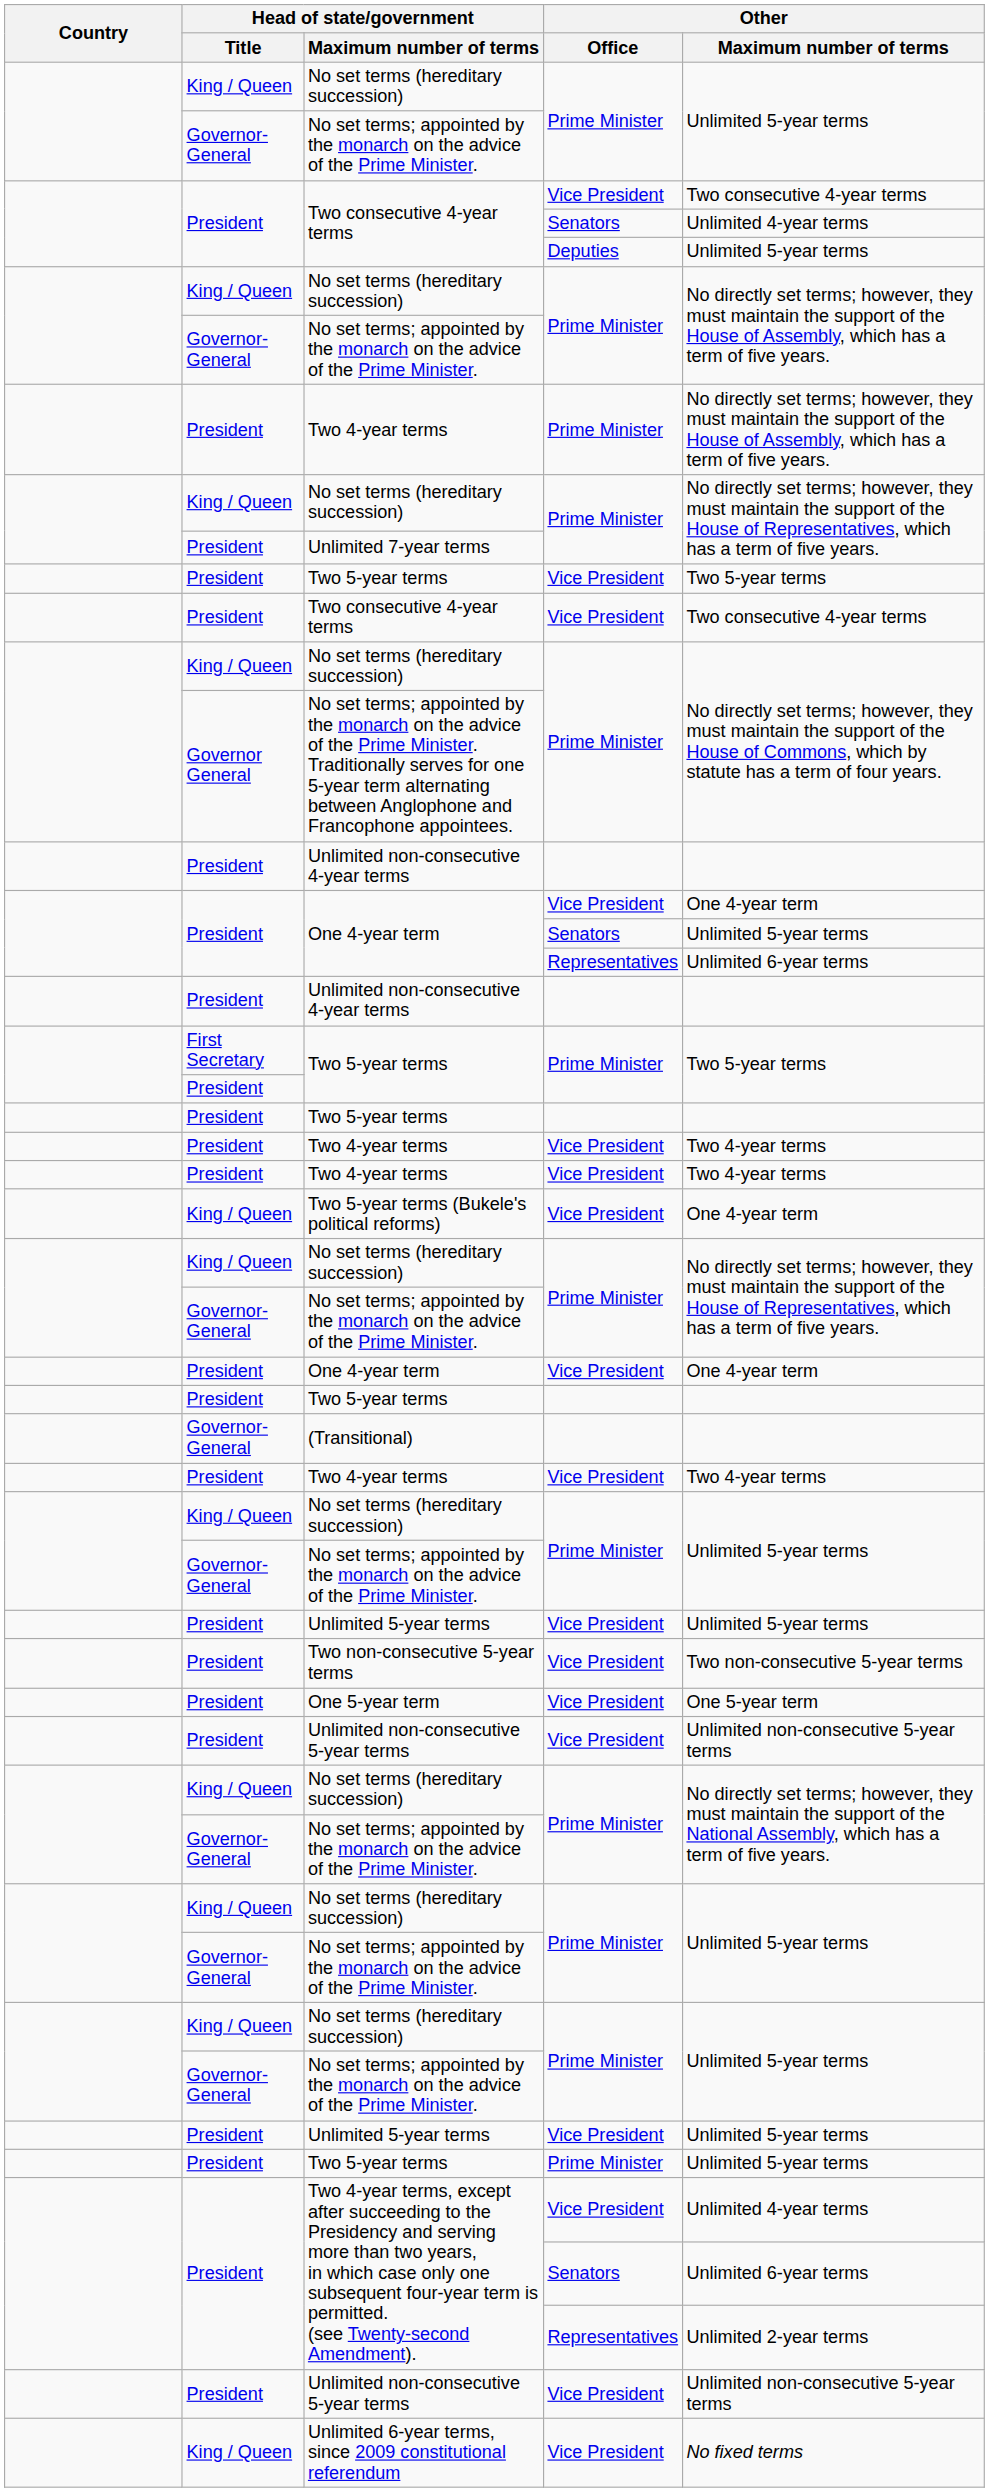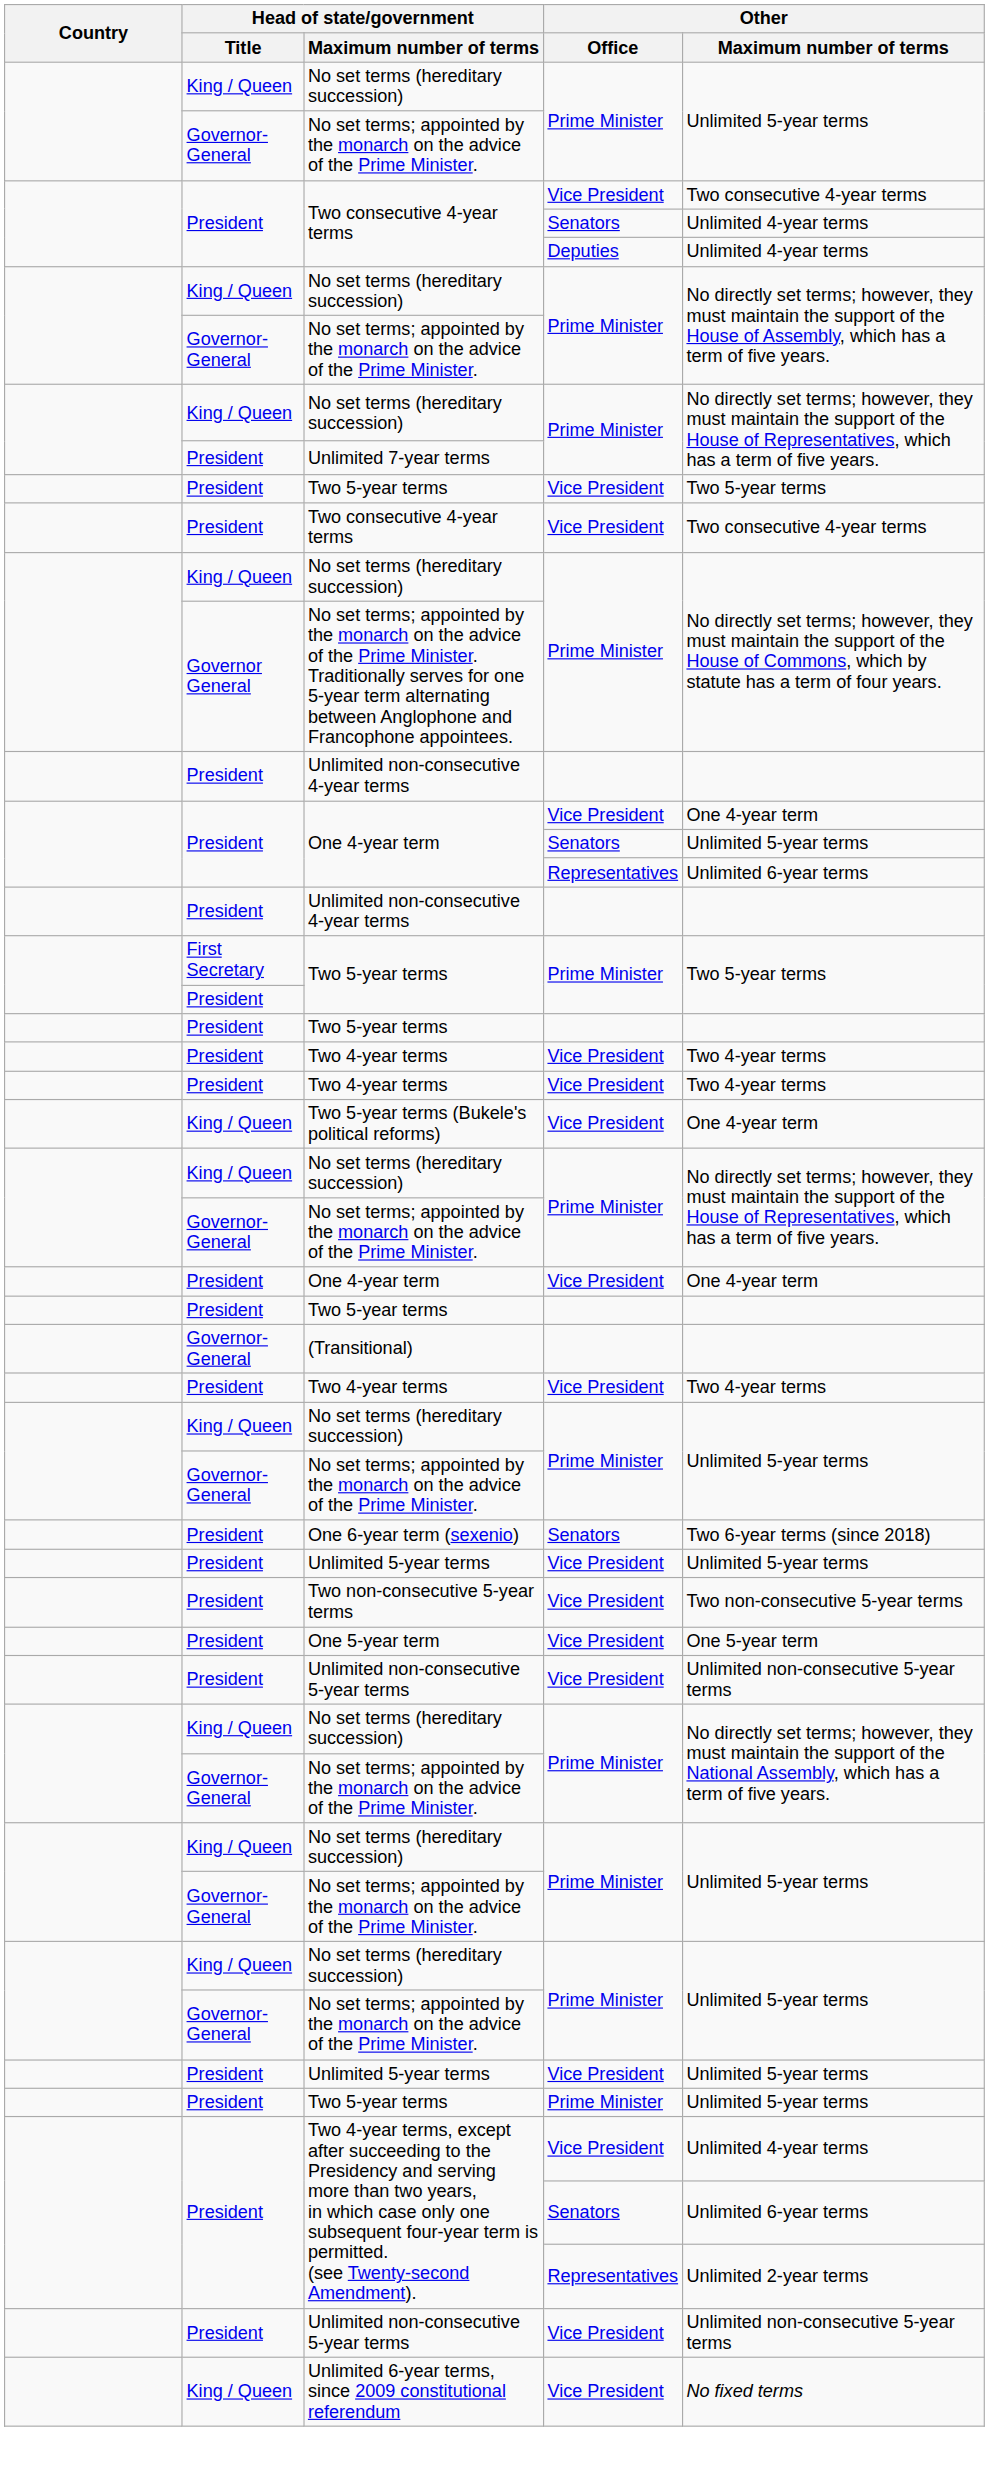(777, 251) Unlimited 5-year terms -> (777, 251) Unlimited 4-year terms
- row: (378, 429)
+ row: (413, 1534)
